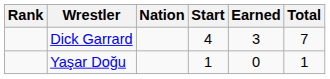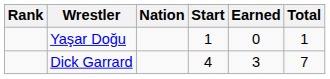rows swapped: (88, 62) <-> (91, 39)
